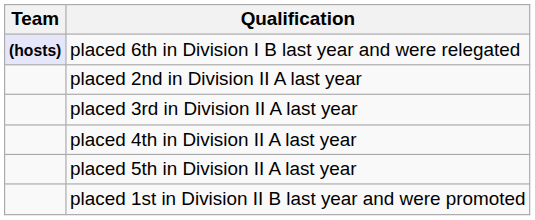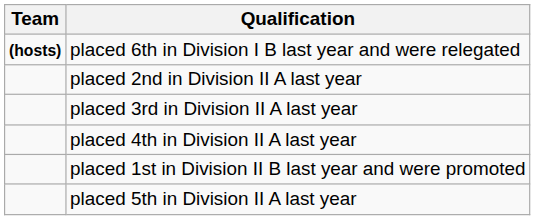(35, 50) lavender background -> (35, 50) no background
rows swapped: (213, 169) <-> (298, 199)
